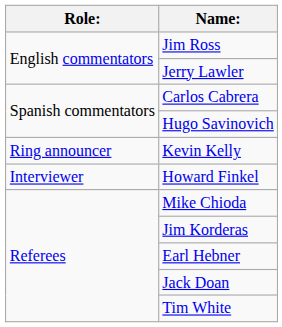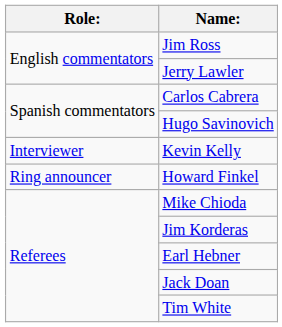(61, 150) Ring announcer -> (47, 150) Interviewer
(47, 176) Interviewer -> (61, 176) Ring announcer
